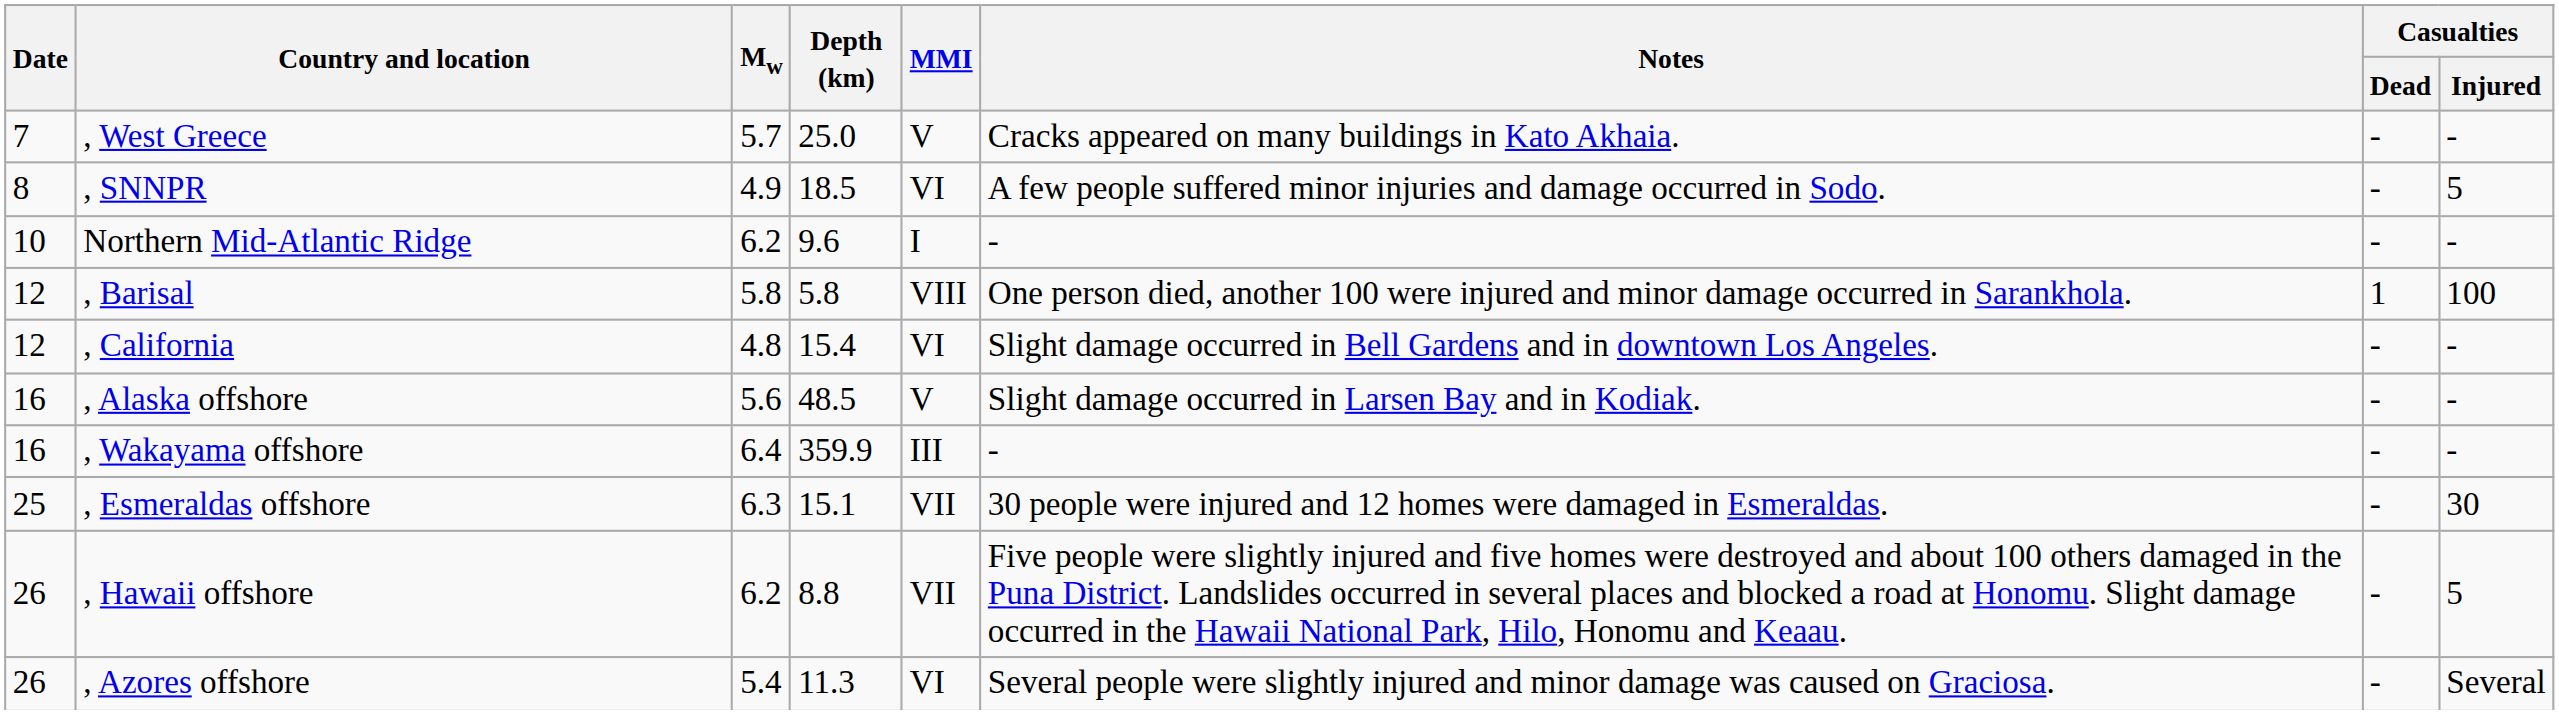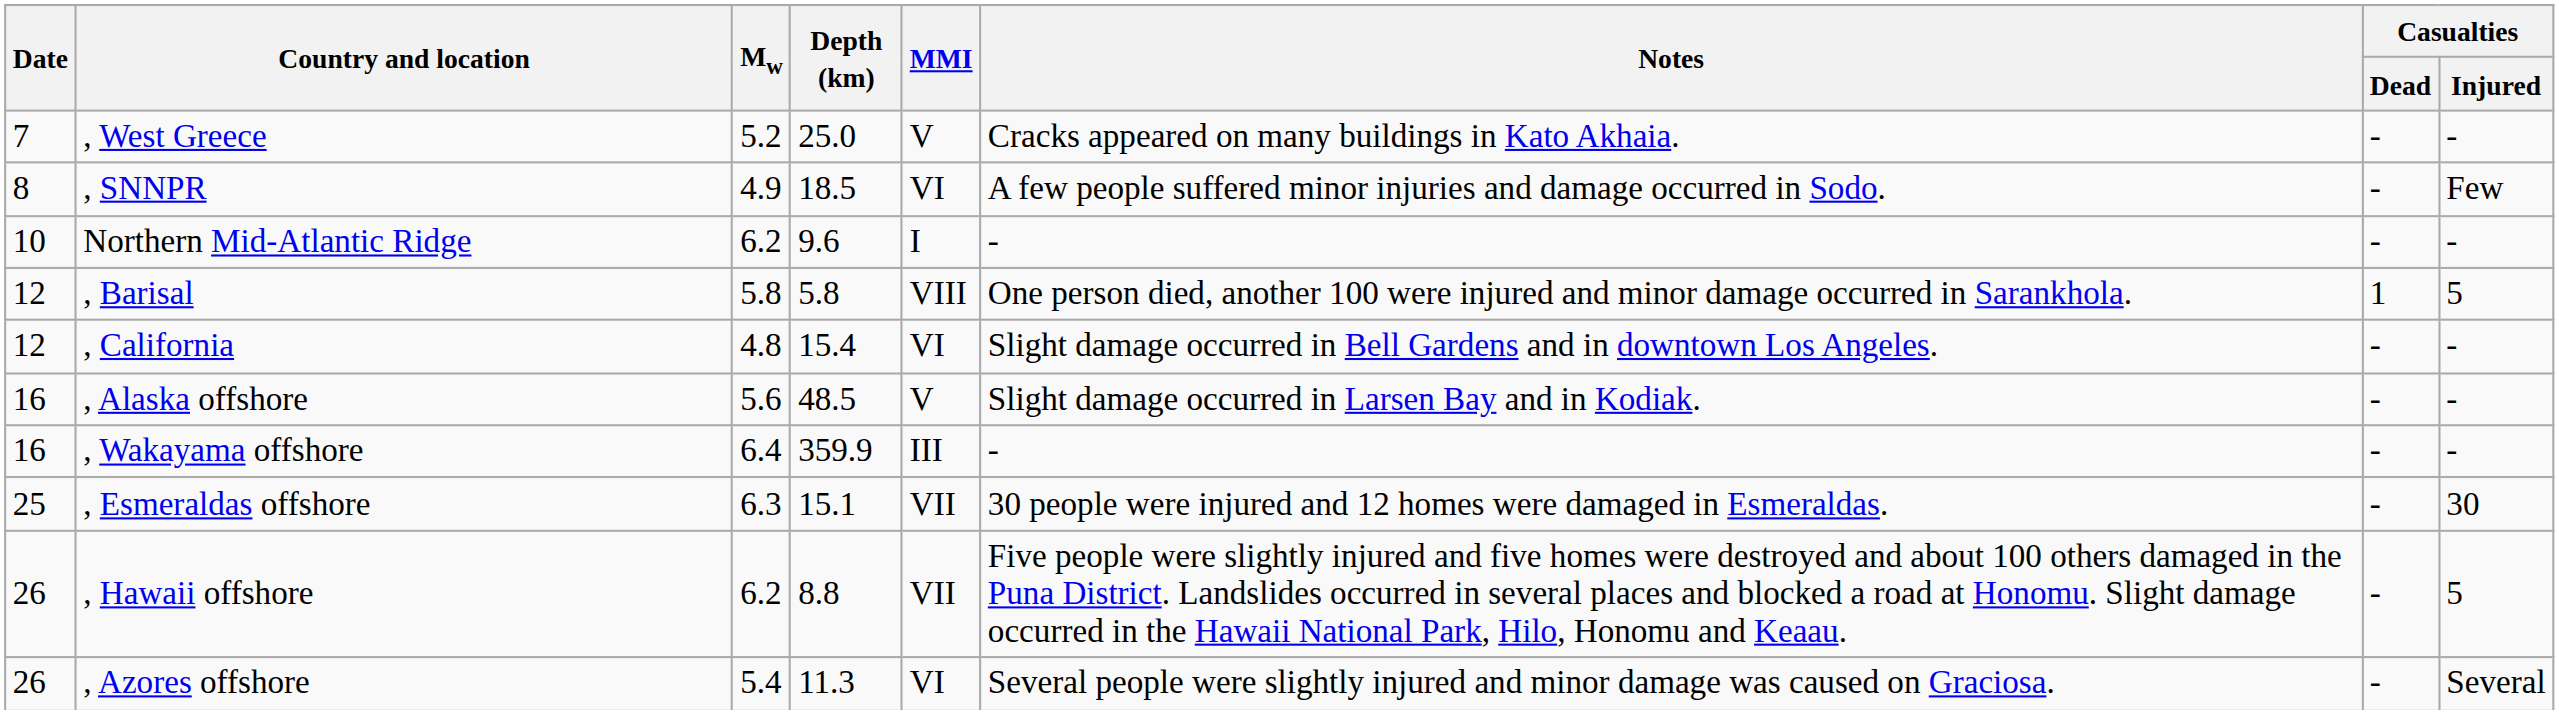(761, 135) 5.7 -> (761, 135) 5.2
(2455, 188) 5 -> (2475, 188) Few
(2471, 293) 100 -> (2455, 293) 5
